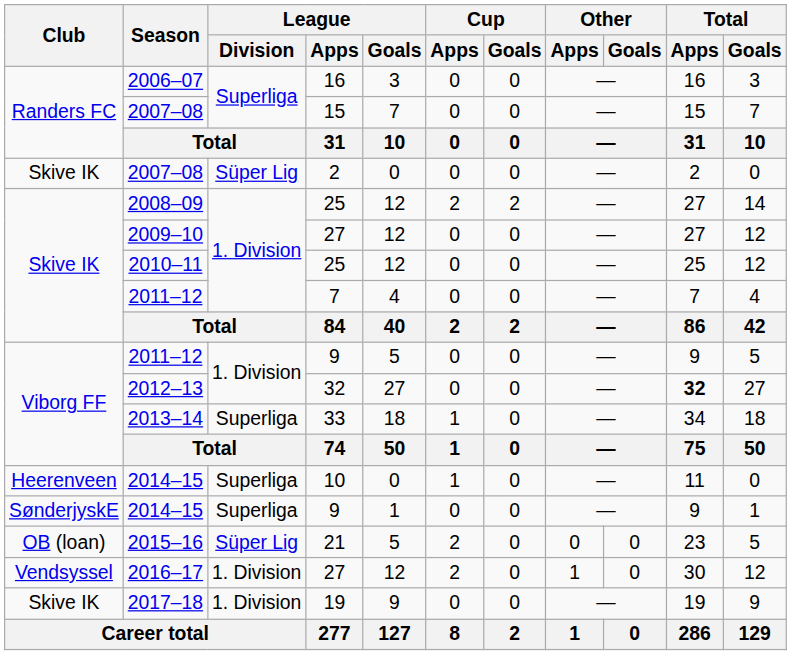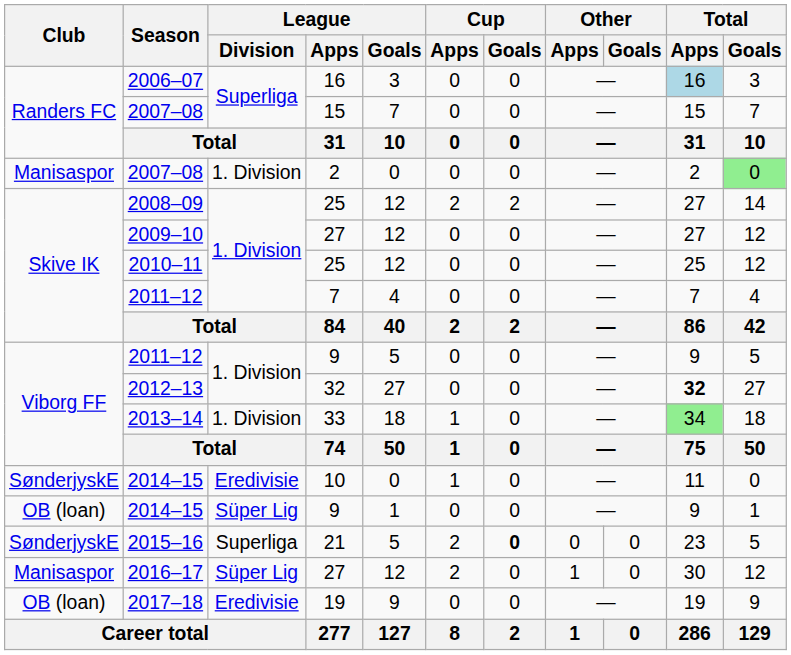(695, 81) no background -> (695, 81) lightblue background
(64, 173) Skive IK -> (64, 173) Manisaspor
(257, 173) Süper Lig -> (257, 173) 1. Division
(755, 173) no background -> (755, 173) lightgreen background
(257, 419) Superliga -> (257, 419) 1. Division
(695, 419) no background -> (695, 419) lightgreen background
(64, 480) Heerenveen -> (64, 480) SønderjyskE
(257, 480) Superliga -> (257, 480) Eredivisie
(64, 511) SønderjyskE -> (64, 511) OB (loan)
(257, 511) Superliga -> (257, 511) Süper Lig
(64, 541) OB (loan) -> (64, 541) SønderjyskE
(257, 541) Süper Lig -> (257, 541) Superliga
(515, 541) normal -> (515, 541) bold
(64, 572) Vendsyssel -> (64, 572) Manisaspor
(257, 572) 1. Division -> (257, 572) Süper Lig
(64, 603) Skive IK -> (64, 603) OB (loan)
(257, 603) 1. Division -> (257, 603) Eredivisie
